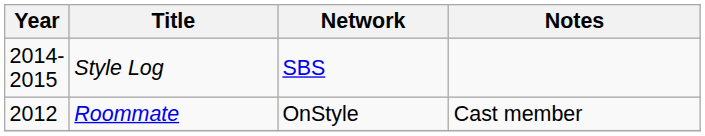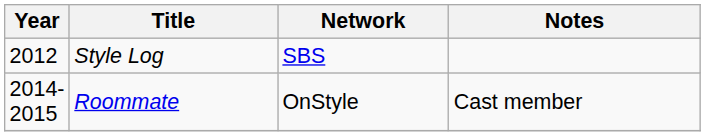(37, 67) 2014-2015 -> (33, 55) 2012
(33, 113) 2012 -> (37, 101) 2014-2015
